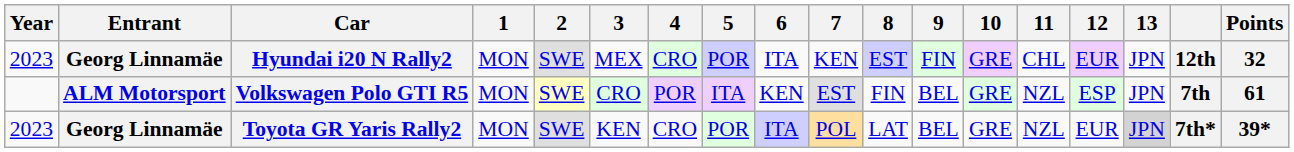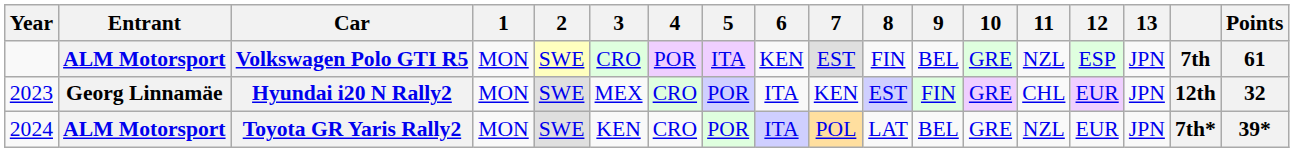rows swapped: (352, 93) <-> (352, 58)
(31, 129) 2023 -> (31, 129) 2024
(144, 129) Georg Linnamäe -> (144, 129) ALM Motorsport
(1147, 129) lightgrey background -> (1147, 129) no background
